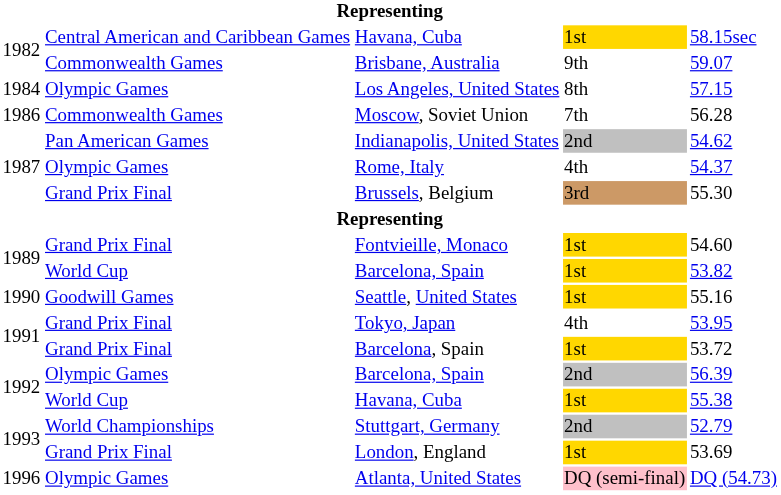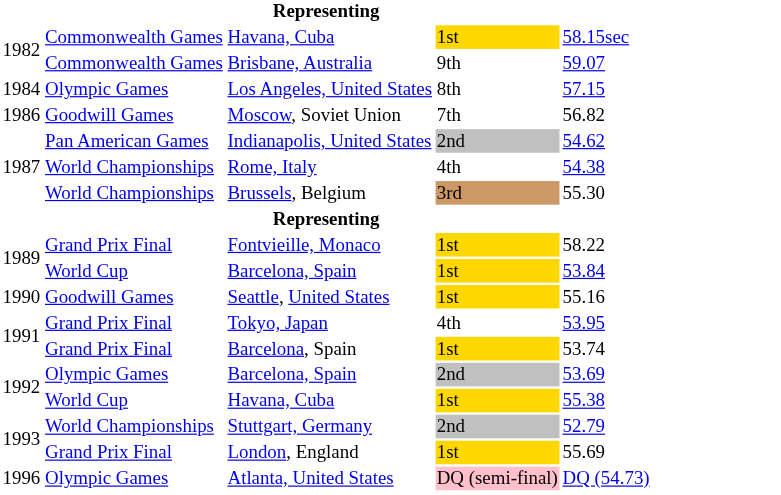(198, 37) Central American and Caribbean Games -> (134, 37) Commonwealth Games
(134, 114) Commonwealth Games -> (109, 114) Goodwill Games
(711, 114) 56.28 -> (584, 114) 56.82
(107, 166) Olympic Games -> (129, 166) World Championships
(711, 166) 54.37 -> (584, 166) 54.38
(108, 192) Grand Prix Final -> (129, 192) World Championships
(711, 244) 54.60 -> (584, 244) 58.22
(711, 270) 53.82 -> (584, 270) 53.84
(711, 348) 53.72 -> (584, 348) 53.74
(711, 374) 56.39 -> (584, 374) 53.69
(711, 452) 53.69 -> (584, 452) 55.69
